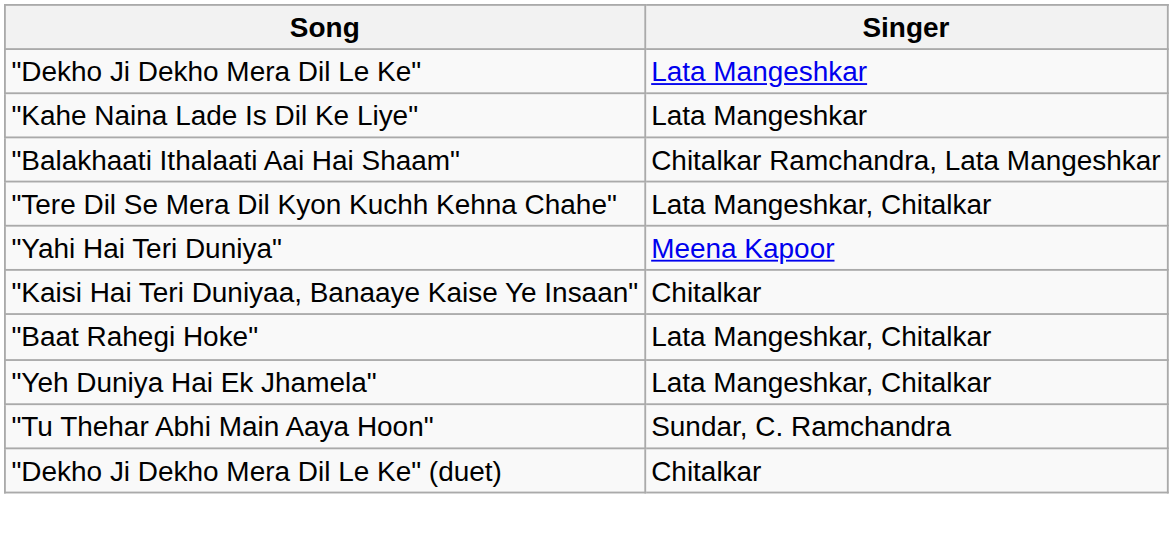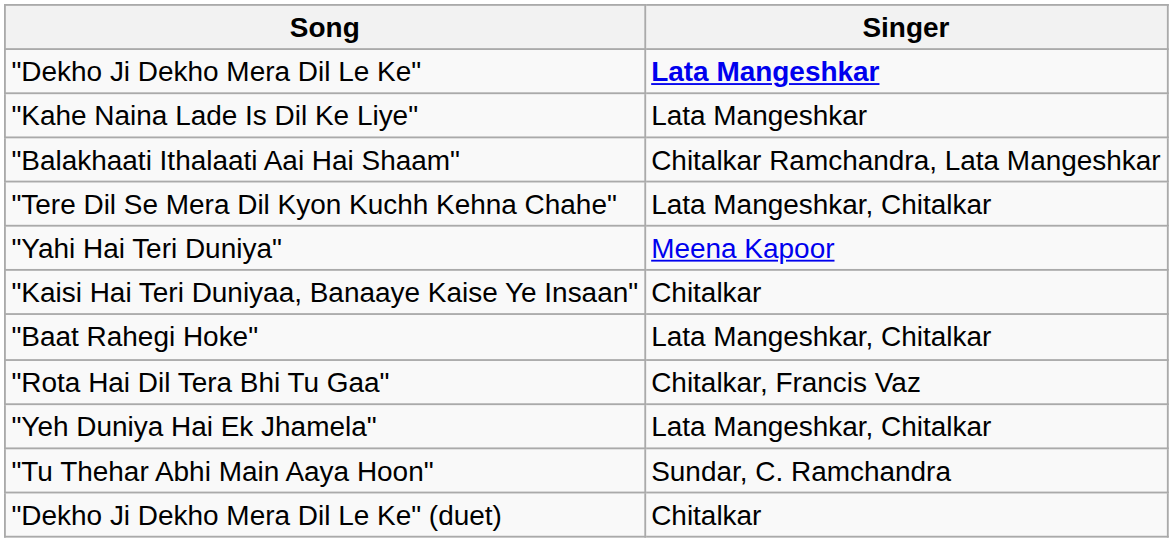(759, 72) normal -> (765, 72) bold
+ row: (200, 381)
